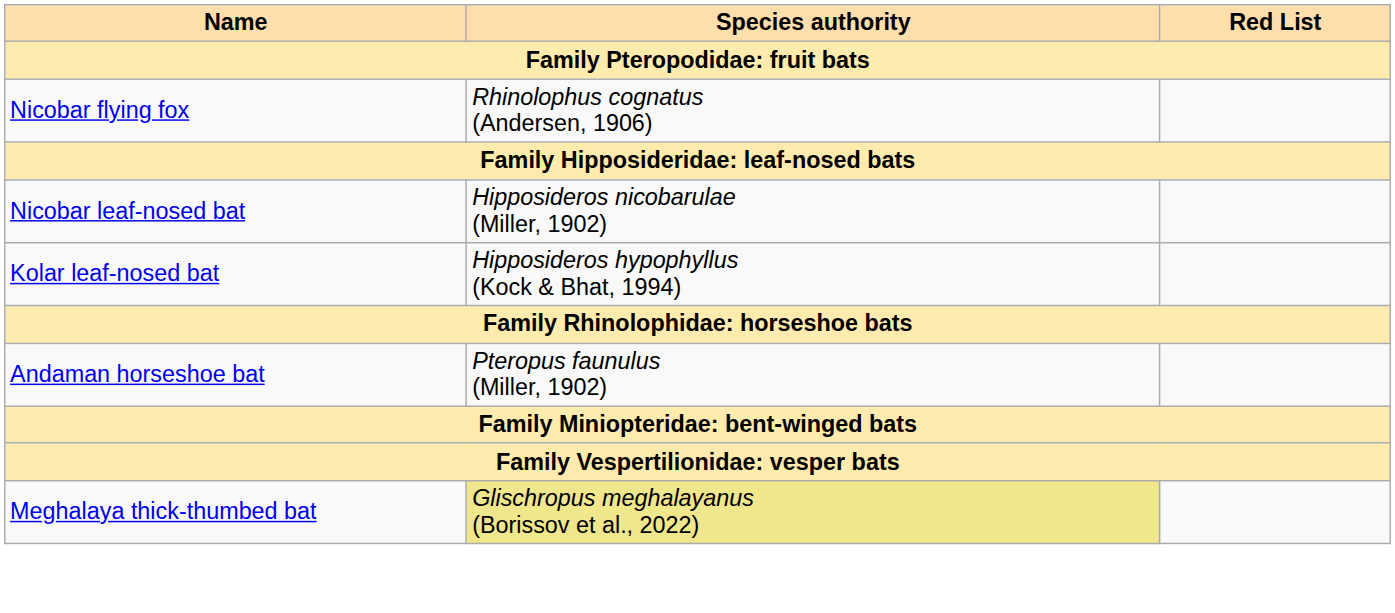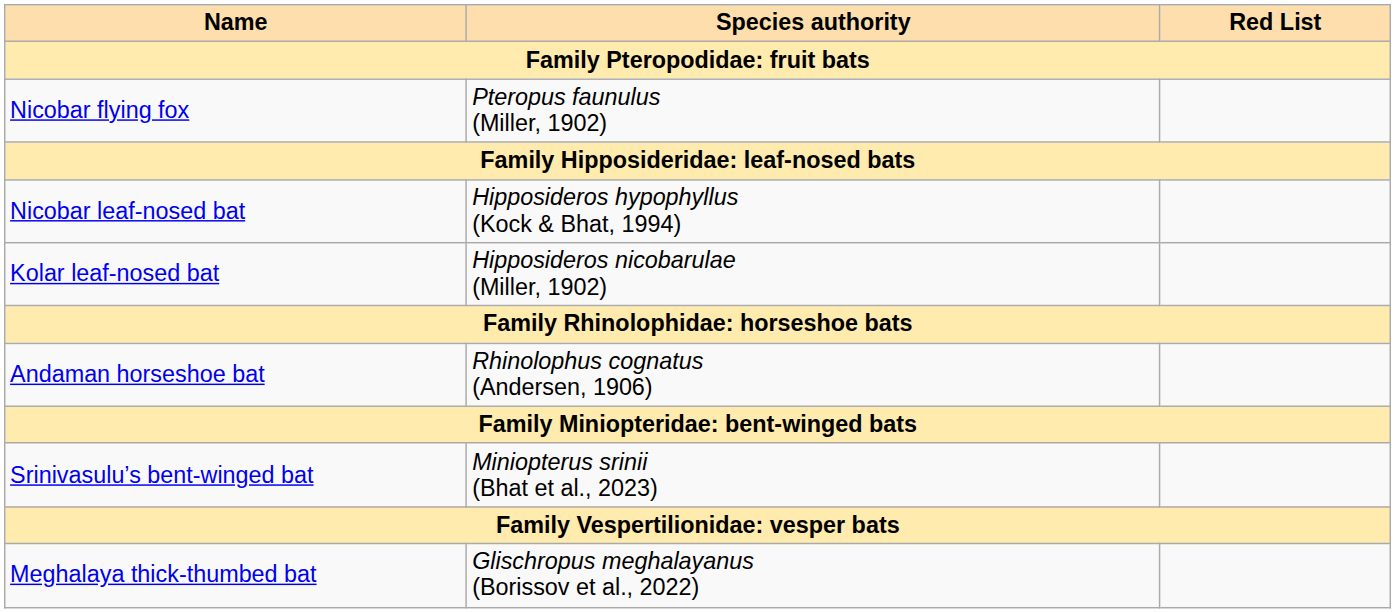(588, 110) Rhinolophus cognatus (Andersen, 1906) -> (566, 110) Pteropus faunulus (Miller, 1902)
(604, 210) Hipposideros nicobarulae (Miller, 1902) -> (605, 210) Hipposideros hypophyllus (Kock & Bhat, 1994)
(605, 273) Hipposideros hypophyllus (Kock & Bhat, 1994) -> (604, 273) Hipposideros nicobarulae (Miller, 1902)
(566, 374) Pteropus faunulus (Miller, 1902) -> (588, 374) Rhinolophus cognatus (Andersen, 1906)
+ row: (162, 474)
(613, 511) khaki background -> (613, 575) no background
